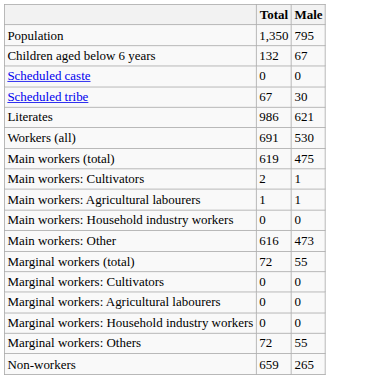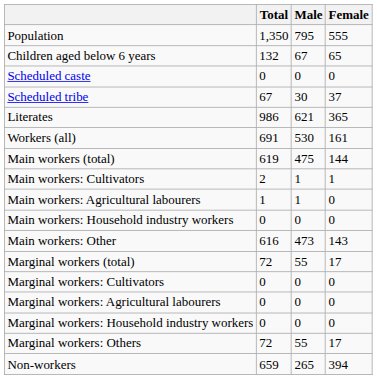+ column: (349, 14)
